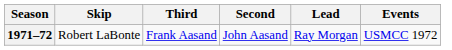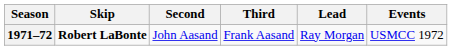columns swapped: (181, 14) <-> (255, 14)
(99, 34) normal -> (102, 34) bold
